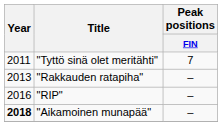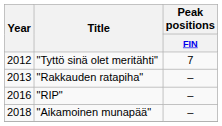(19, 60) 2011 -> (19, 60) 2012
(19, 113) bold -> (19, 113) normal
